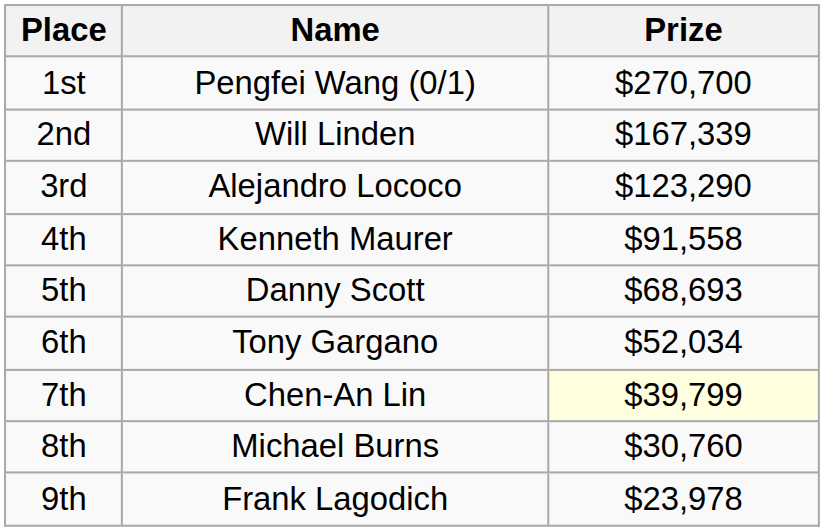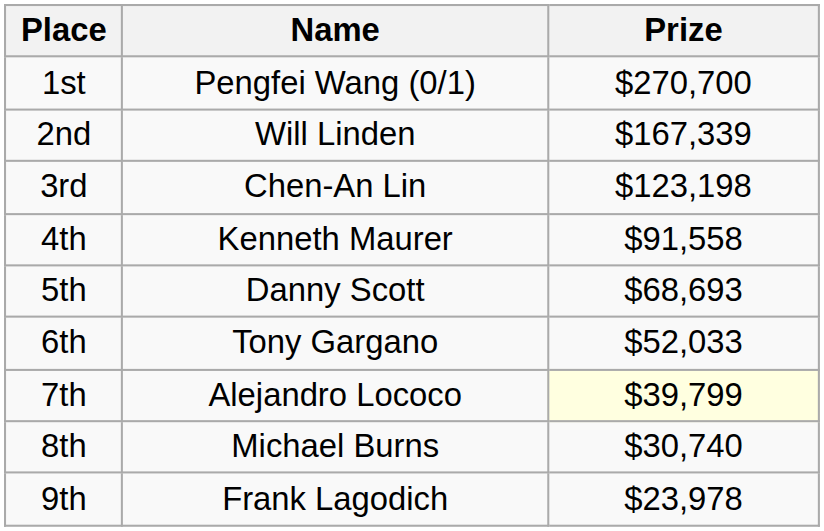(335, 186) Alejandro Lococo -> (335, 186) Chen-An Lin
(683, 186) $123,290 -> (683, 186) $123,198
(683, 342) $52,034 -> (683, 342) $52,033
(335, 394) Chen-An Lin -> (335, 394) Alejandro Lococo
(683, 446) $30,760 -> (683, 446) $30,740
